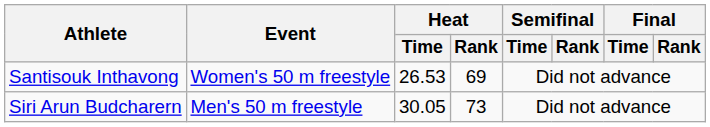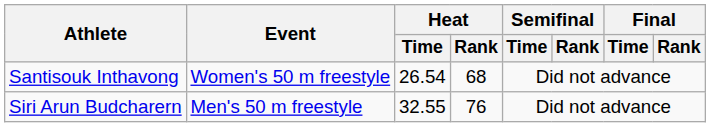(422, 77) 26.53 -> (422, 77) 26.54
(476, 77) 69 -> (476, 77) 68
(422, 107) 30.05 -> (422, 107) 32.55
(476, 107) 73 -> (476, 107) 76
